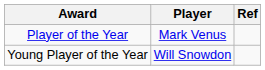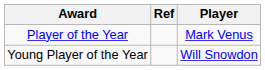columns swapped: (192, 14) <-> (247, 14)
